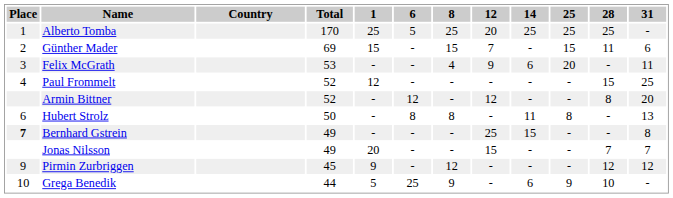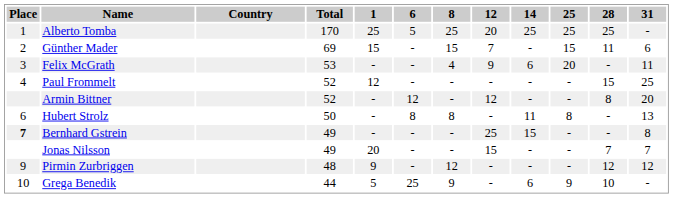(330, 166) 45 -> (330, 166) 48
